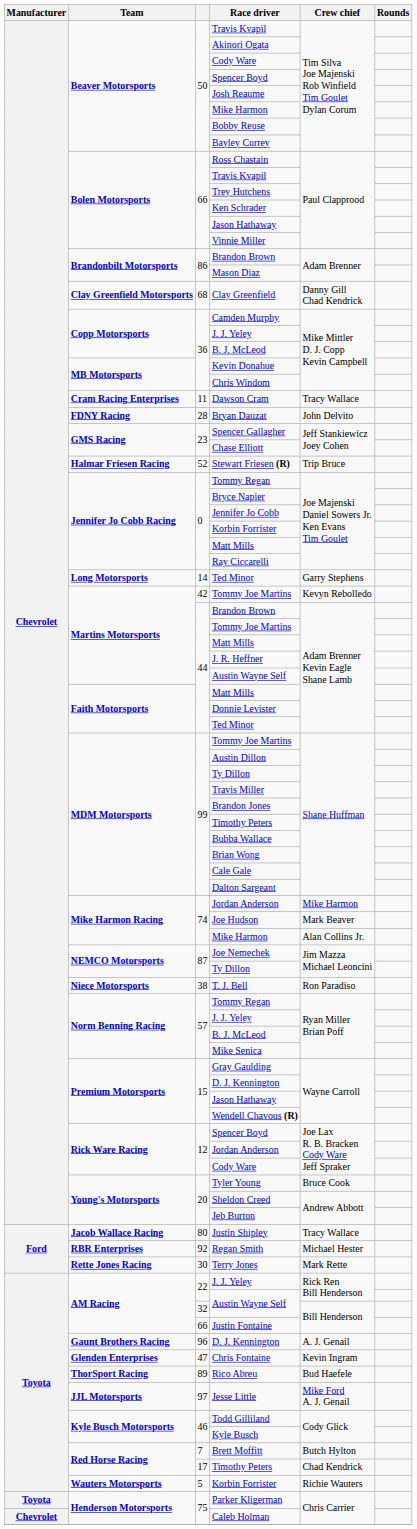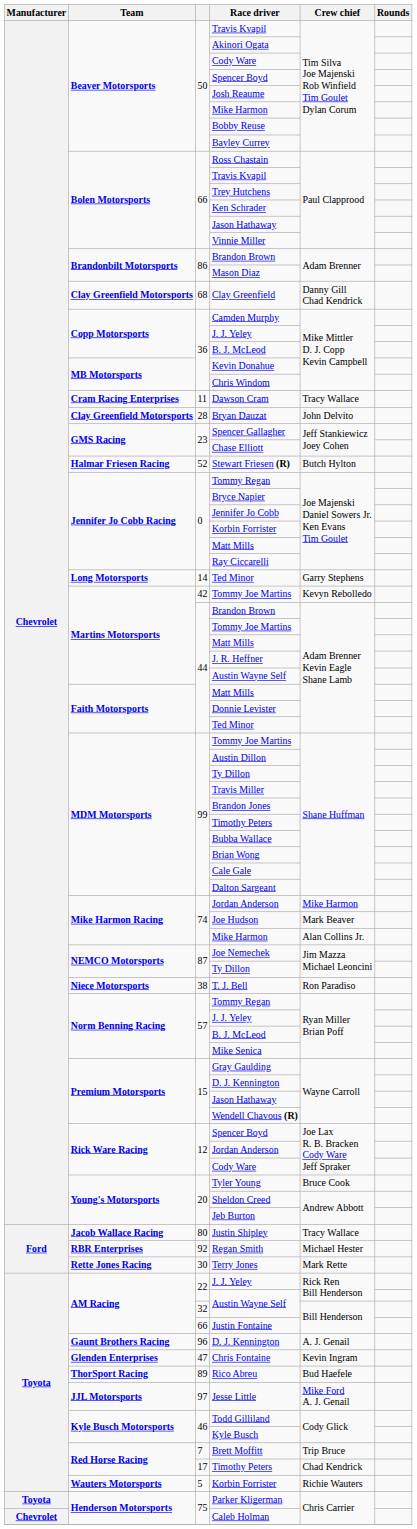(100, 415) FDNY Racing -> (132, 415) Clay Greenfield Motorsports
(324, 464) Trip Bruce -> (329, 464) Butch Hylton
(329, 1451) Butch Hylton -> (324, 1451) Trip Bruce
